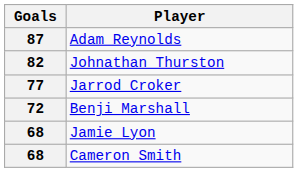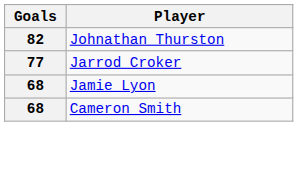- row: (126, 40)
- row: (130, 109)
